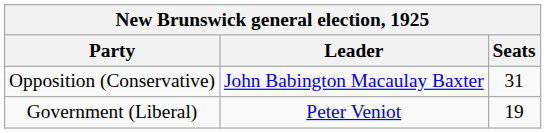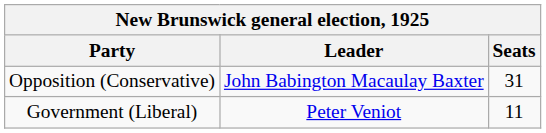(514, 111) 19 -> (514, 111) 11
